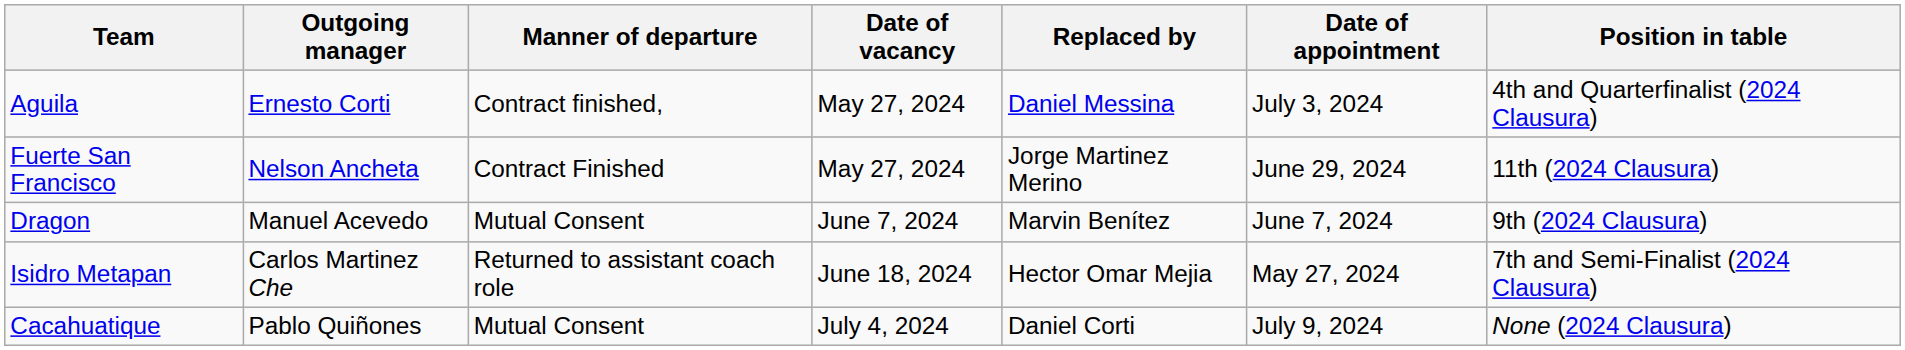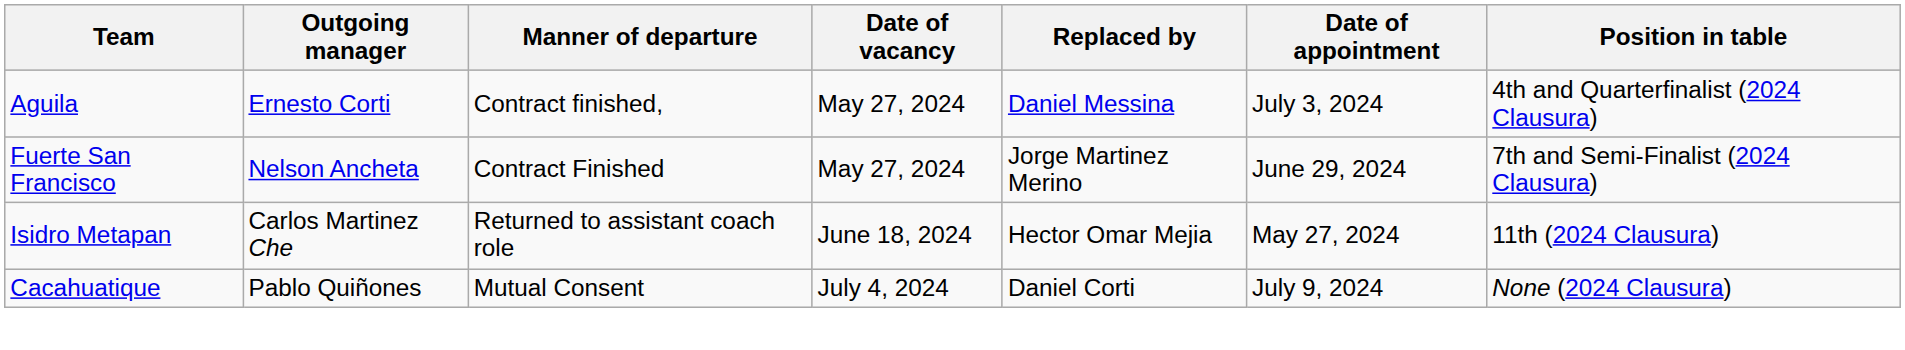(1606, 169) 11th (2024 Clausura) -> (1641, 169) 7th and Semi-Finalist (2024 Clausura)
- row: (50, 221)
(1641, 273) 7th and Semi-Finalist (2024 Clausura) -> (1606, 235) 11th (2024 Clausura)
